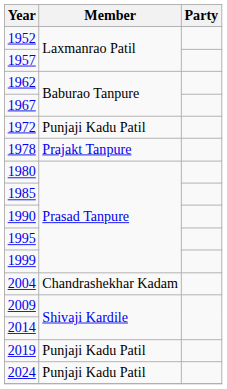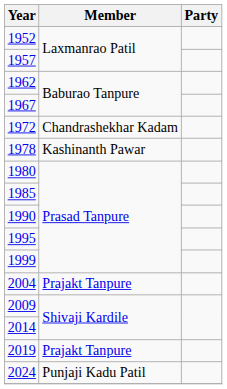(94, 127) Punjaji Kadu Patil -> (110, 127) Chandrashekhar Kadam
(87, 149) Prajakt Tanpure -> (94, 149) Kashinanth Pawar
(110, 283) Chandrashekhar Kadam -> (87, 283) Prajakt Tanpure
(94, 350) Punjaji Kadu Patil -> (87, 350) Prajakt Tanpure
